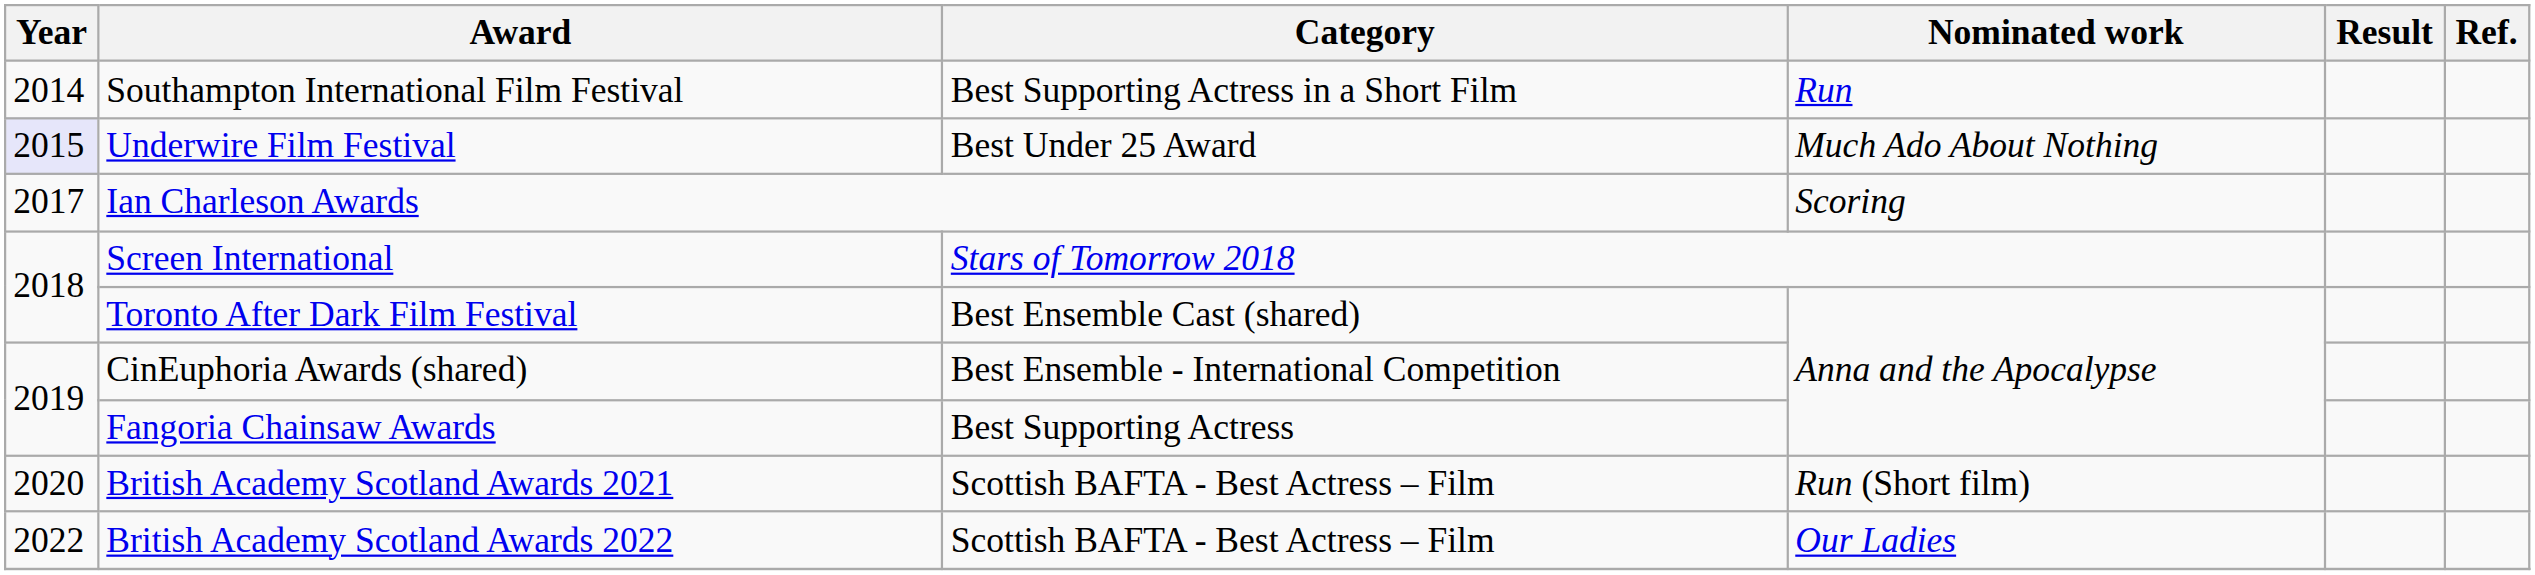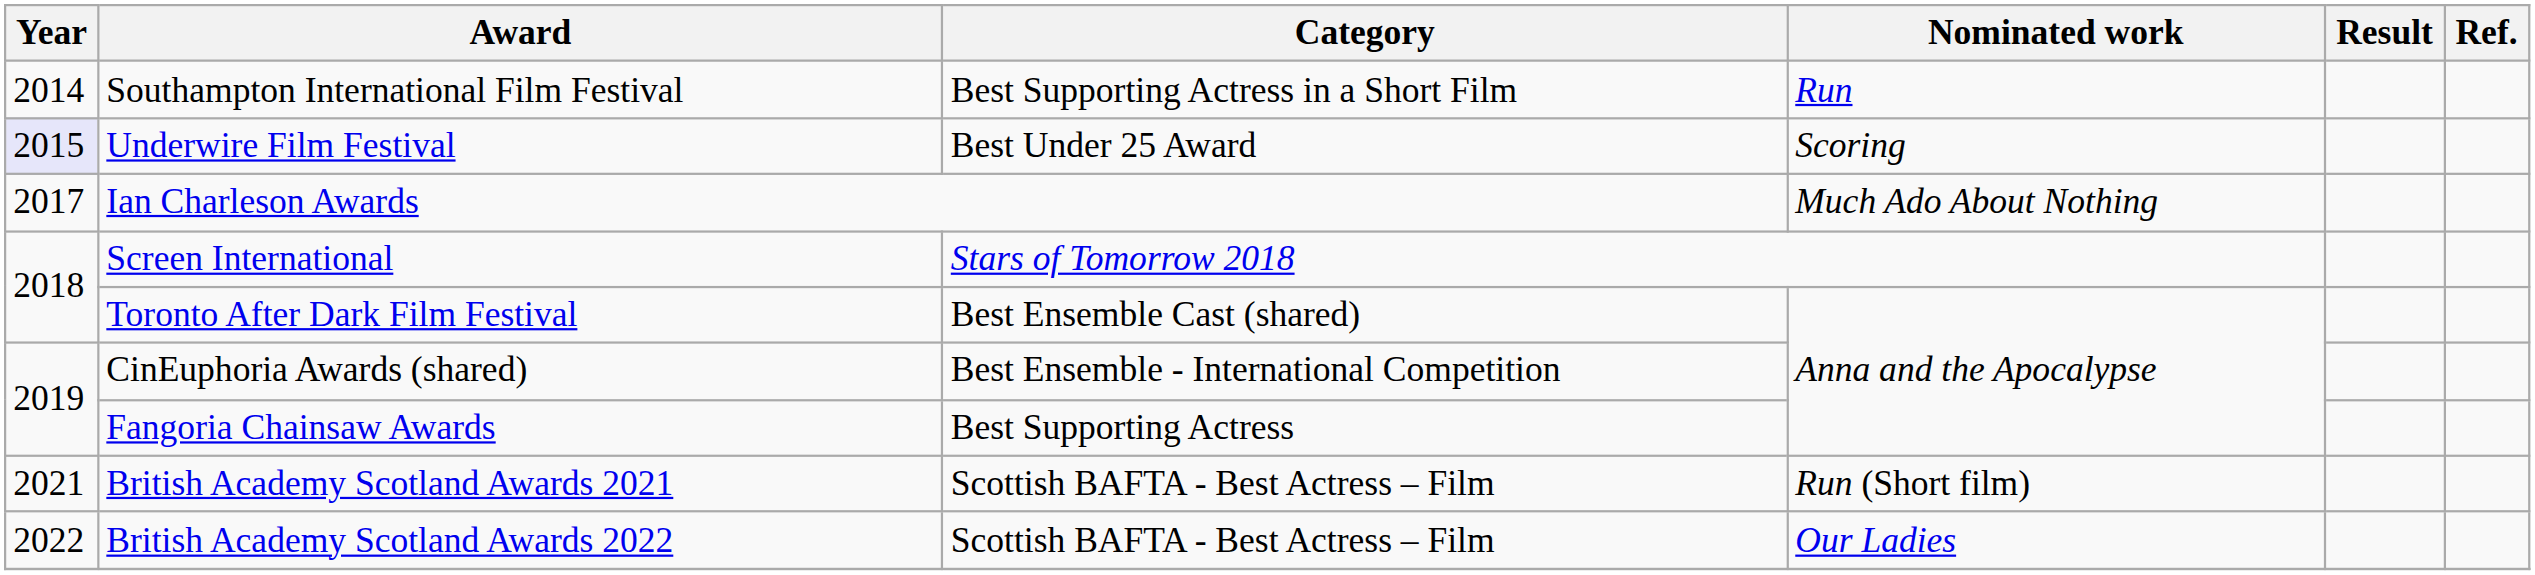(1977, 145) Much Ado About Nothing -> (1851, 145) Scoring
(1851, 201) Scoring -> (1977, 201) Much Ado About Nothing
(49, 483) 2020 -> (49, 483) 2021
